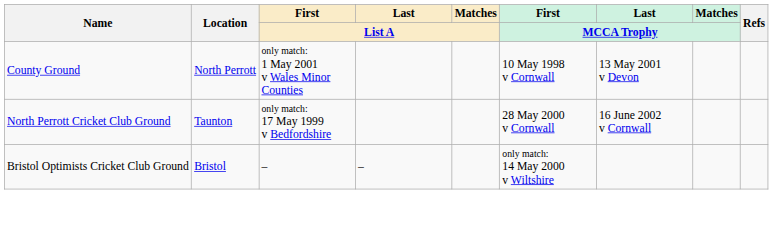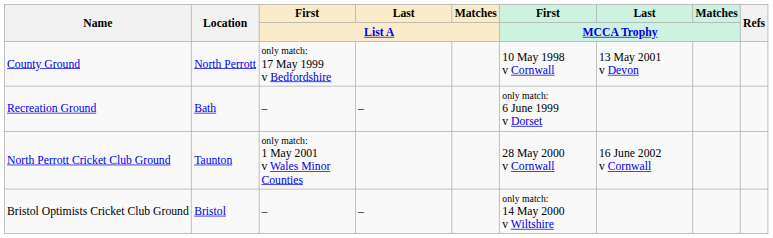(296, 71) only match: 1 May 2001 v Wales Minor Counties -> (296, 64) only match: 17 May 1999 v Bedfordshire
+ row: (52, 108)
(296, 122) only match: 17 May 1999 v Bedfordshire -> (296, 160) only match: 1 May 2001 v Wales Minor Counties
